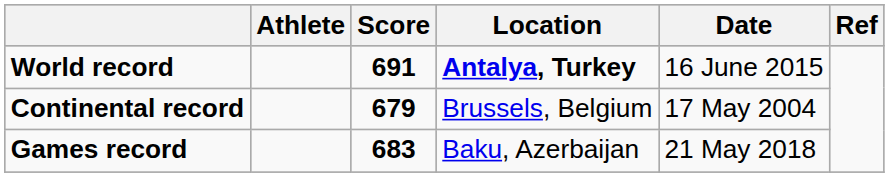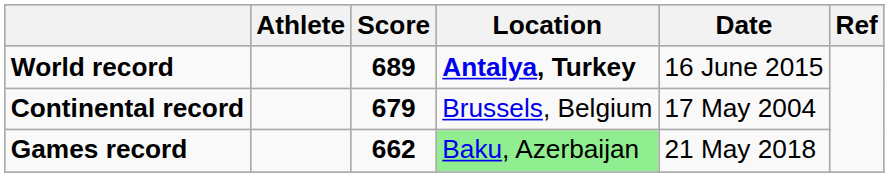(394, 66) 691 -> (394, 66) 689
(394, 150) 683 -> (394, 150) 662
(541, 150) no background -> (541, 150) lightgreen background
